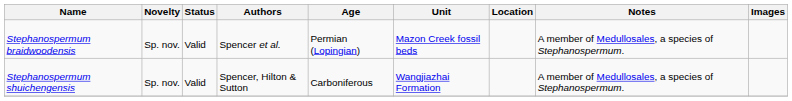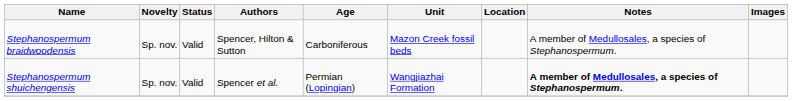(250, 44) Spencer et al. -> (255, 44) Spencer, Hilton & Sutton
(335, 44) Permian (Lopingian) -> (337, 44) Carboniferous
(258, 82) Spencer, Hilton & Sutton -> (248, 82) Spencer et al.
(342, 82) Carboniferous -> (330, 82) Permian (Lopingian)
(625, 82) normal -> (624, 82) bold
